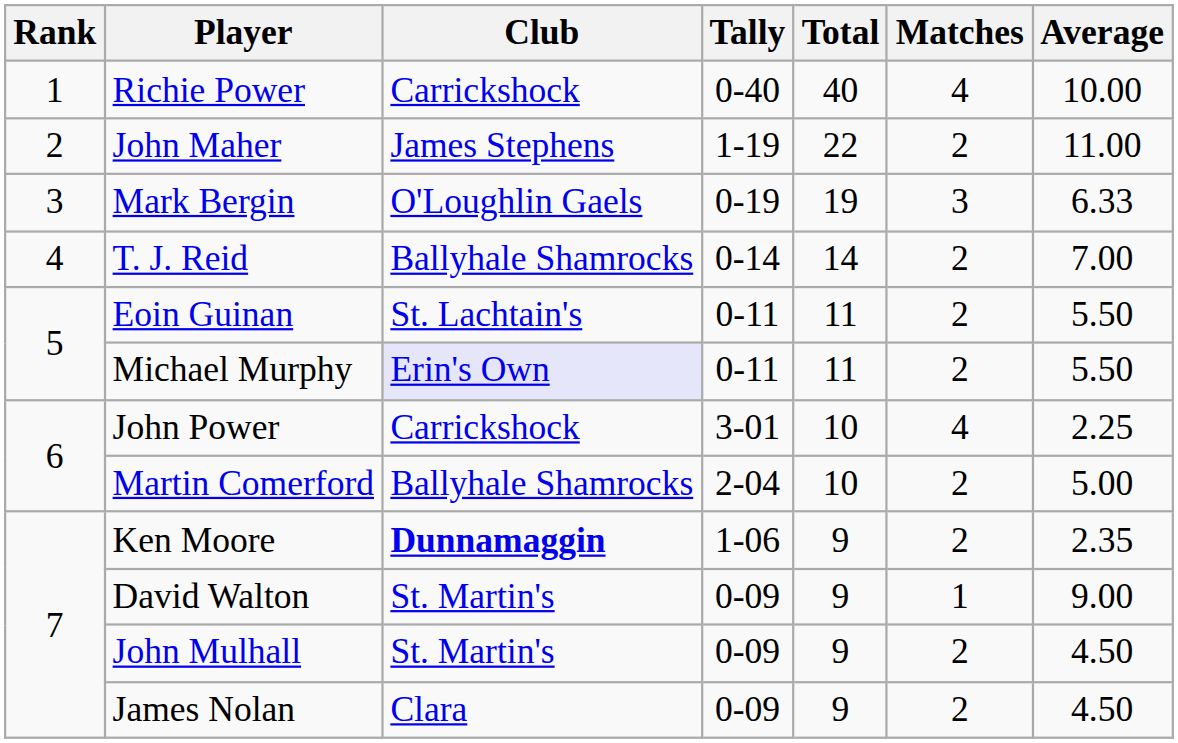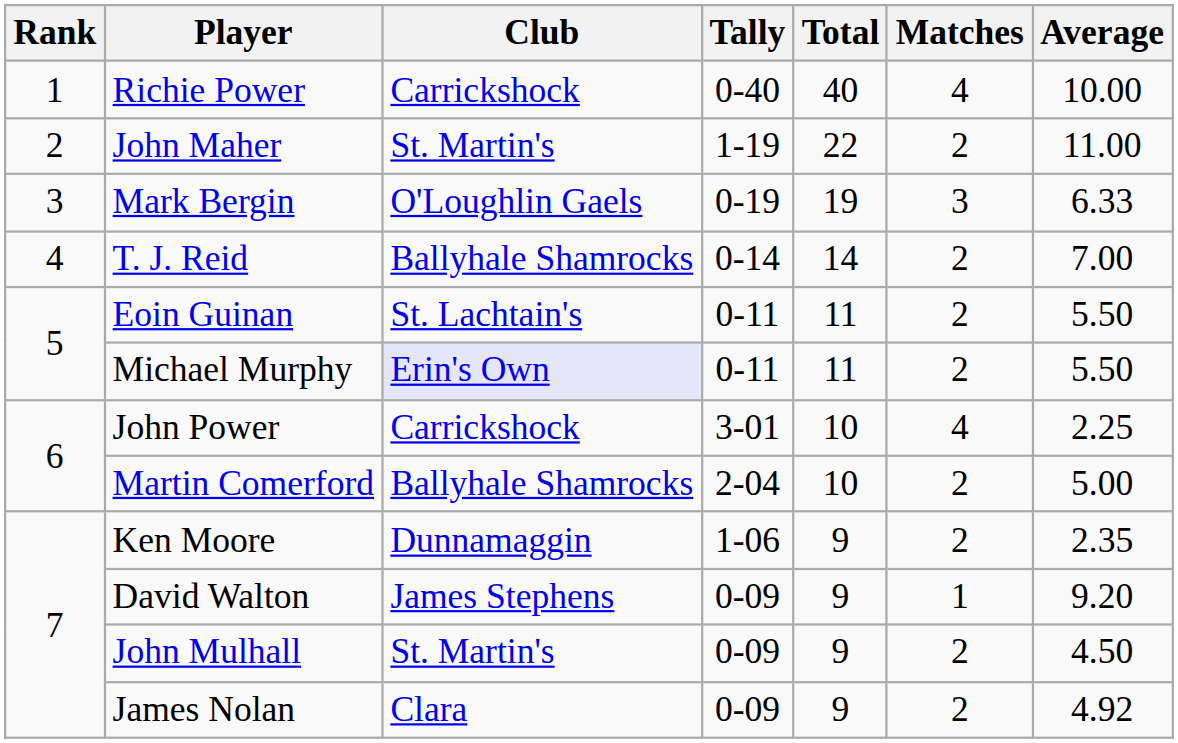(502, 145) James Stephens -> (473, 145) St. Martin's
(498, 539) bold -> (491, 539) normal
(473, 595) St. Martin's -> (502, 595) James Stephens
(1102, 595) 9.00 -> (1102, 595) 9.20
(1102, 708) 4.50 -> (1102, 708) 4.92
